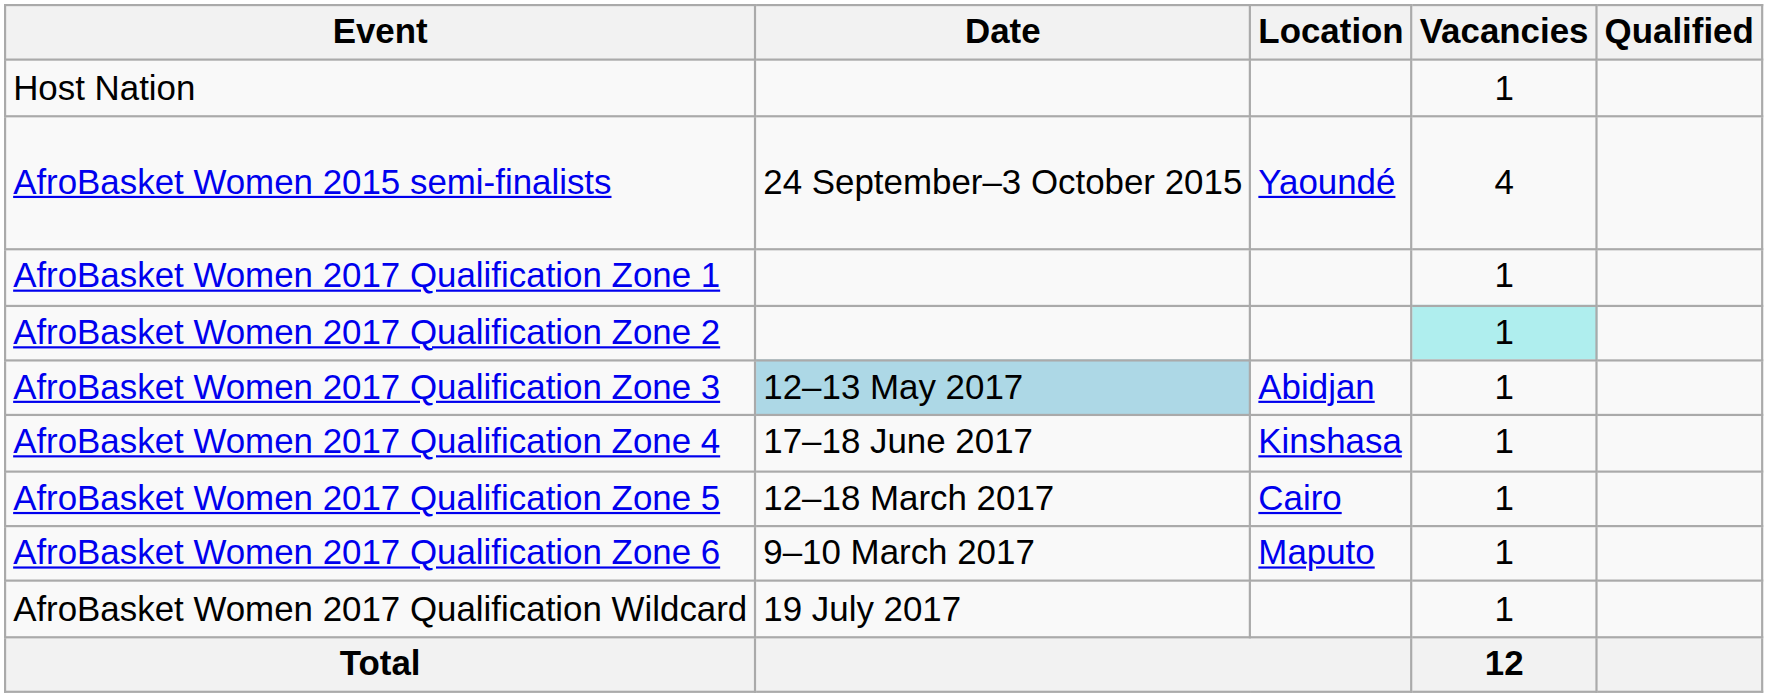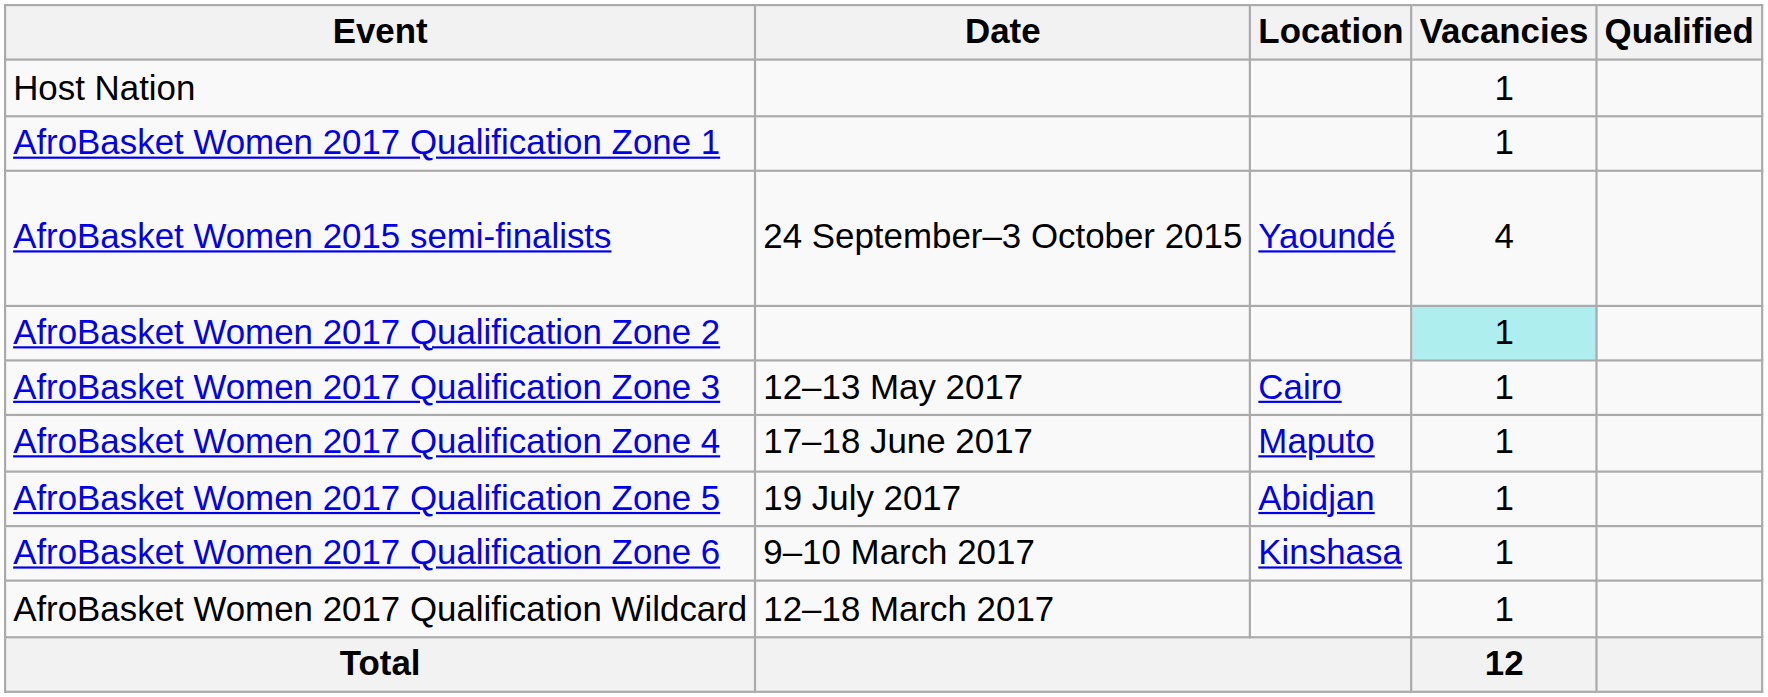rows swapped: (312, 182) <-> (367, 276)
(893, 387) lightblue background -> (893, 387) no background
(1317, 387) Abidjan -> (1300, 387) Cairo
(1330, 442) Kinshasa -> (1317, 442) Maputo
(909, 497) 12–18 March 2017 -> (862, 497) 19 July 2017
(1300, 497) Cairo -> (1317, 497) Abidjan
(1317, 553) Maputo -> (1330, 553) Kinshasa
(862, 608) 19 July 2017 -> (909, 608) 12–18 March 2017
